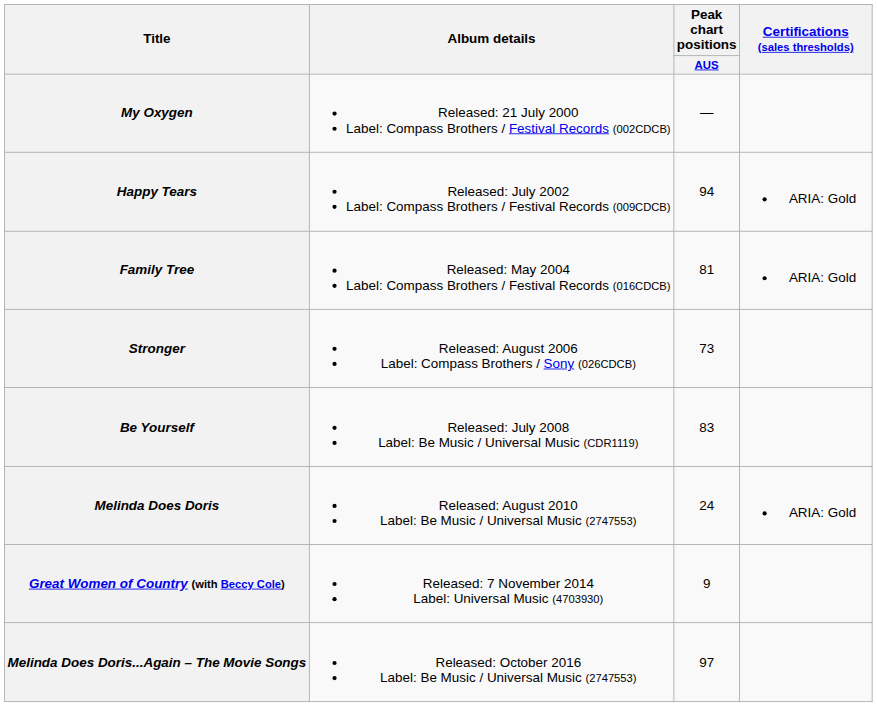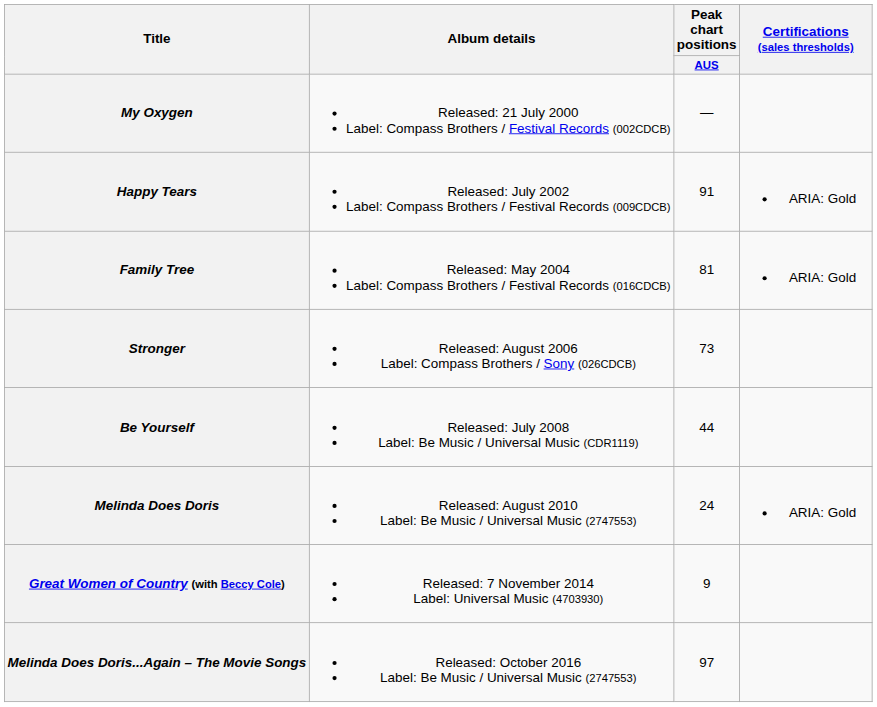(707, 191) 94 -> (707, 191) 91
(707, 427) 83 -> (707, 427) 44
